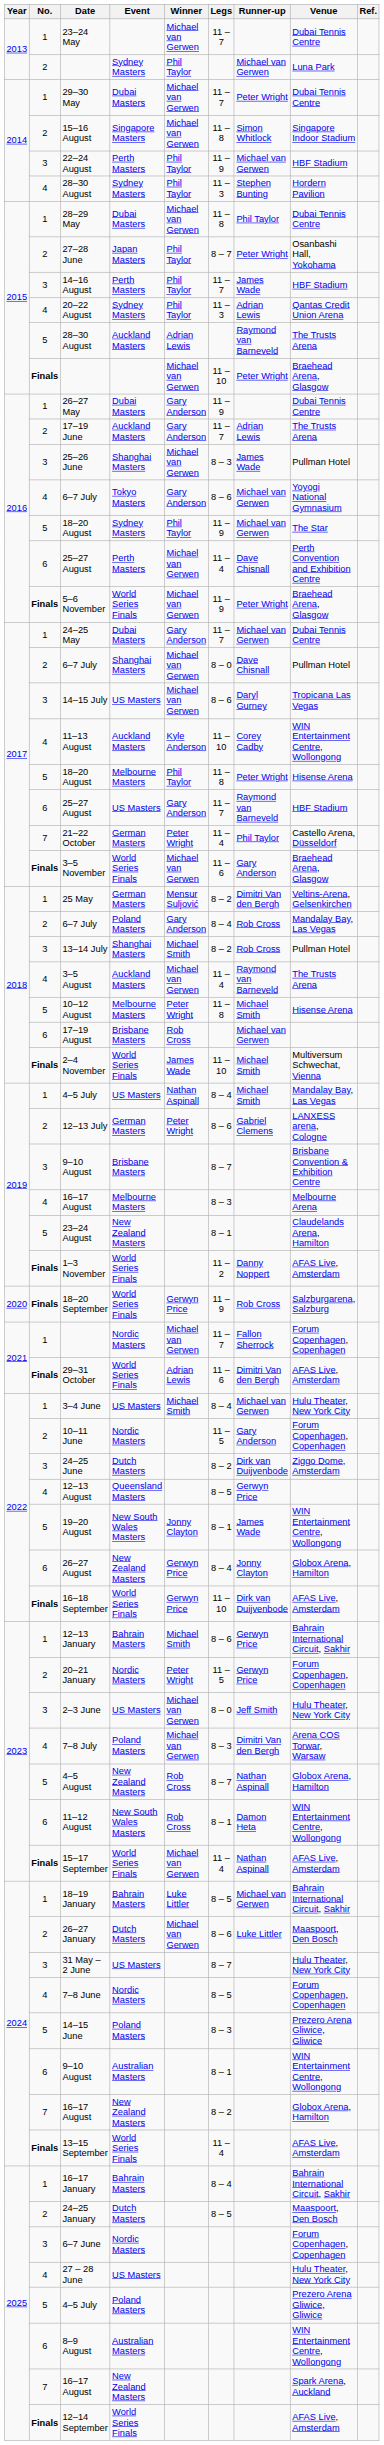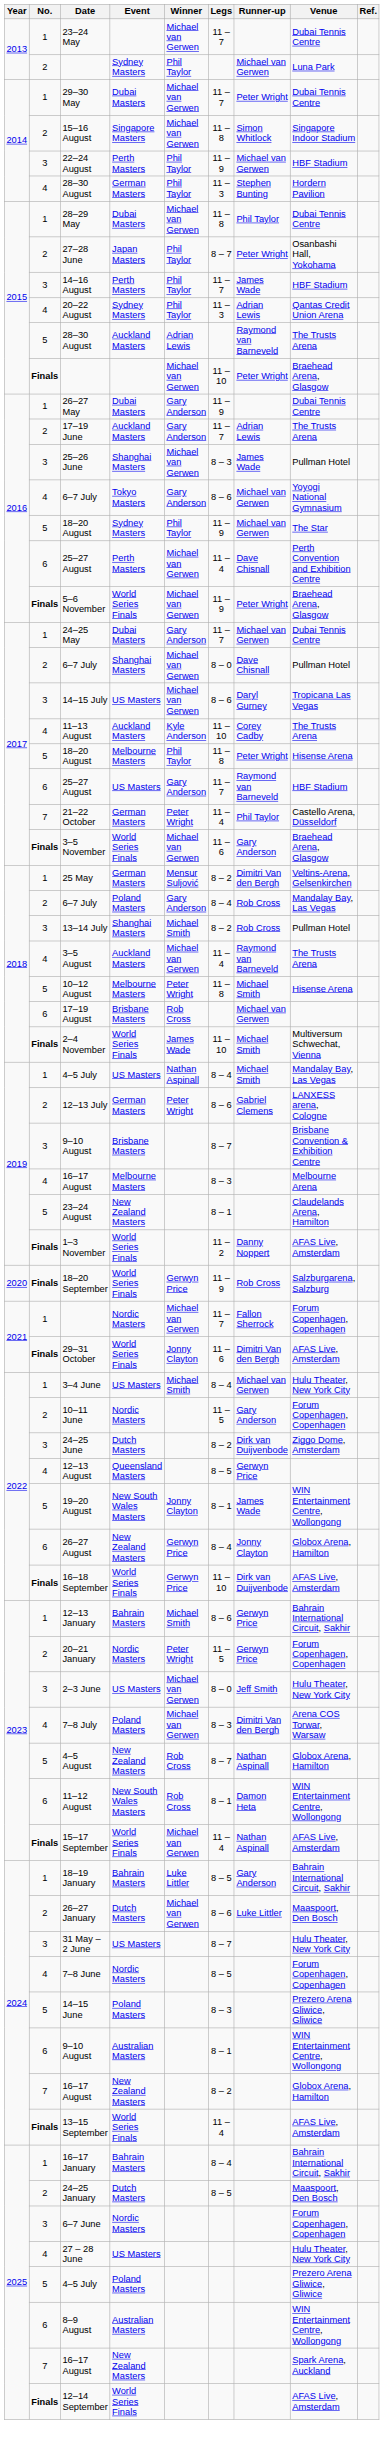(129, 188) Sydney Masters -> (129, 188) German Masters
(321, 741) WIN Entertainment Centre, Wollongong -> (314, 731) The Trusts Arena
(180, 1375) Adrian Lewis -> (182, 1354) Jonny Clayton
(261, 1899) Michael van Gerwen -> (256, 1878) Gary Anderson
